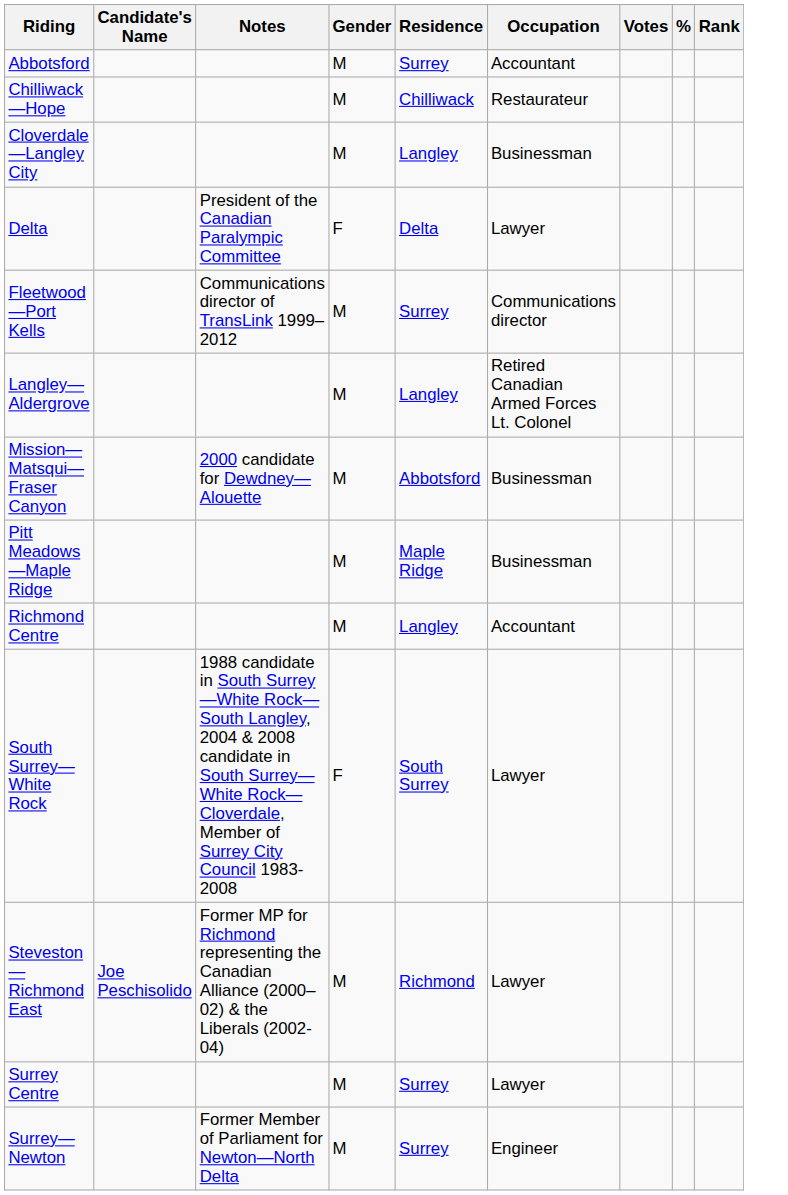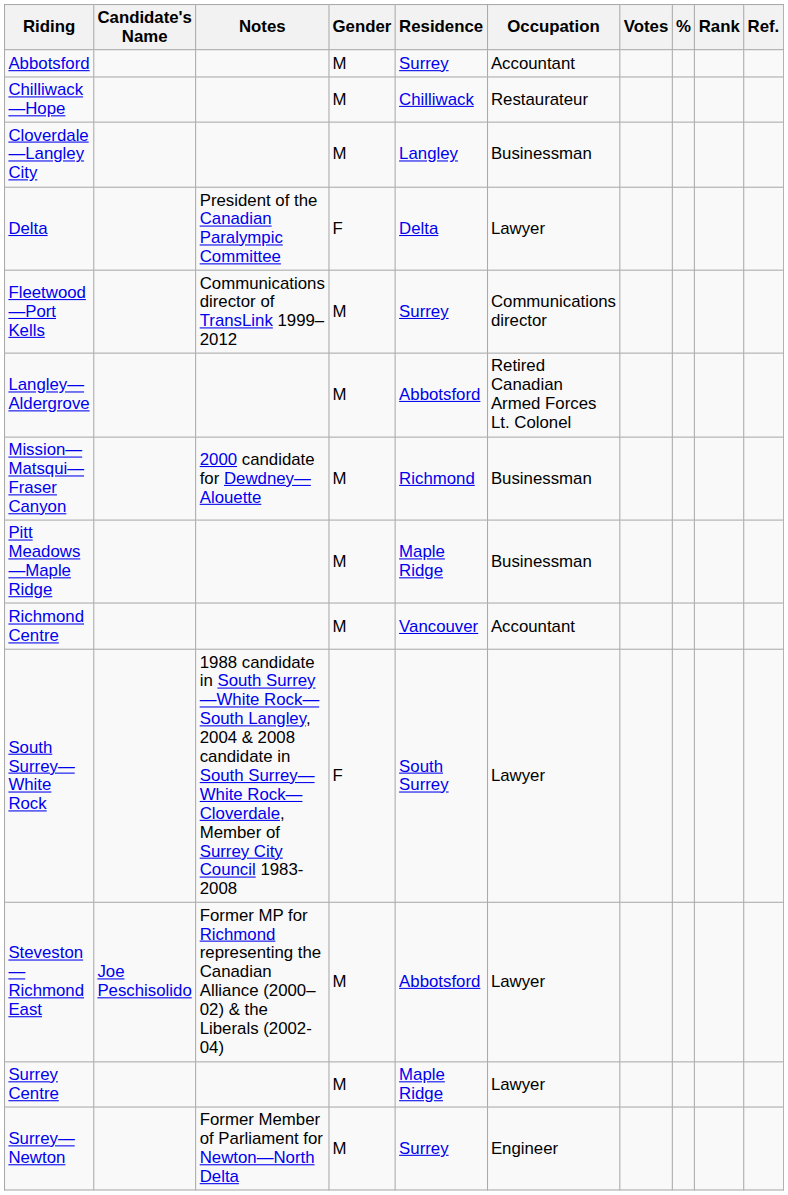+ column: (763, 27)
(429, 395) Langley -> (440, 395) Abbotsford
(440, 478) Abbotsford -> (437, 478) Richmond
(429, 626) Langley -> (439, 626) Vancouver
(437, 981) Richmond -> (440, 981) Abbotsford
(424, 1084) Surrey -> (422, 1084) Maple Ridge
